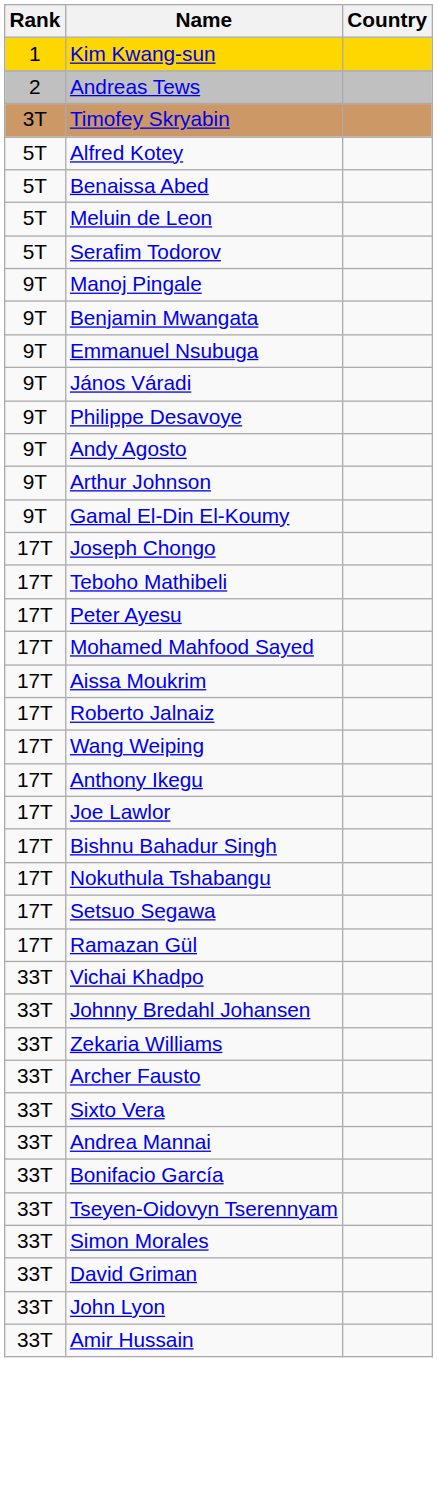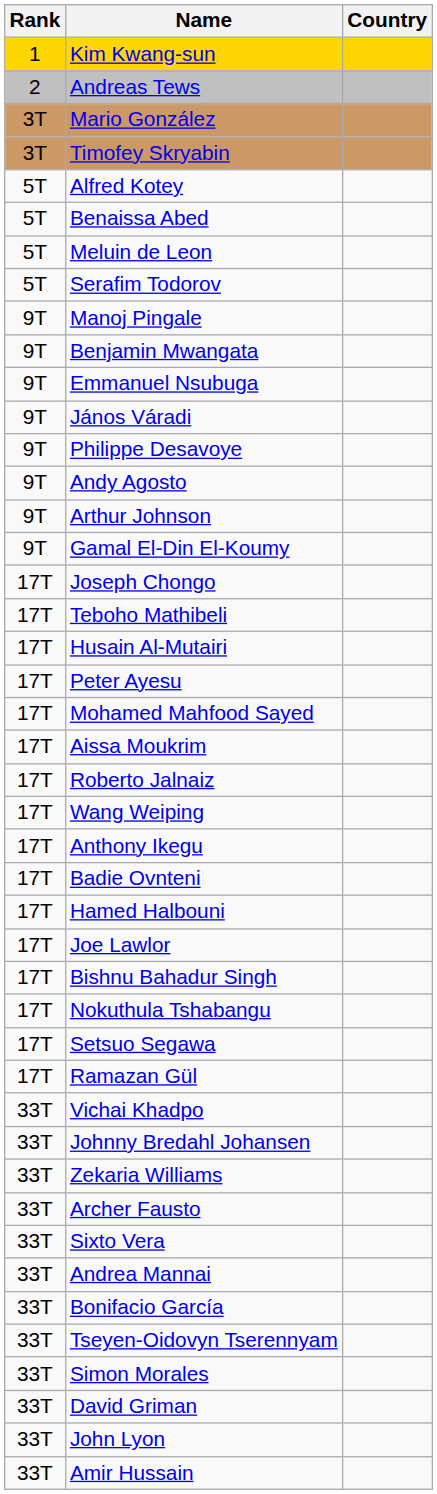+ row: (143, 119)
+ row: (149, 647)
+ row: (135, 878)
+ row: (147, 911)
